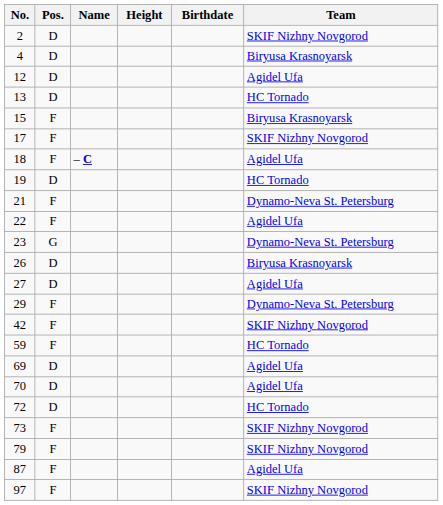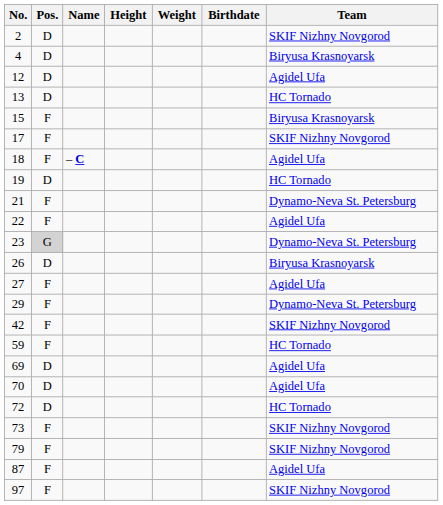+ column: (177, 15)
(53, 242) no background -> (47, 242) lightgrey background
(53, 283) D -> (47, 283) F
